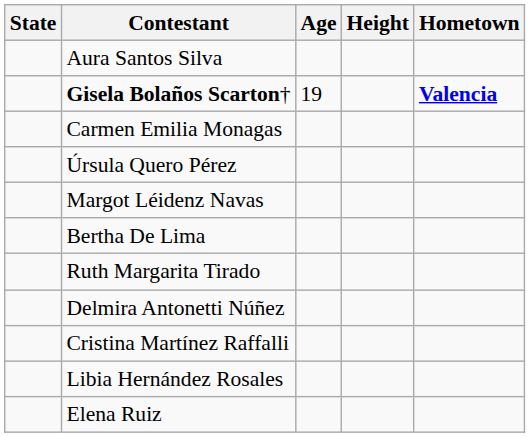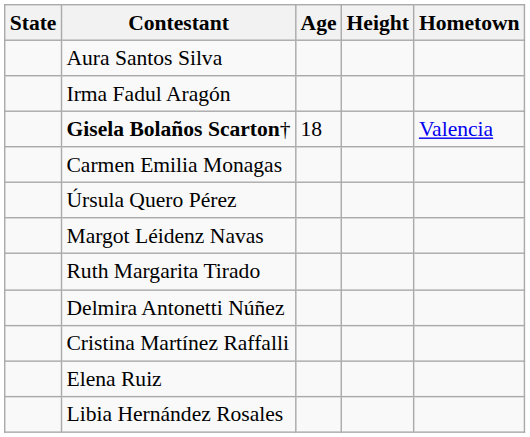+ row: (149, 93)
(311, 93) 19 -> (311, 129) 18
(458, 93) bold -> (456, 129) normal
- row: (136, 236)
rows swapped: (114, 413) <-> (175, 378)
